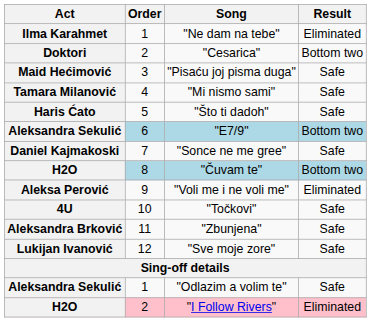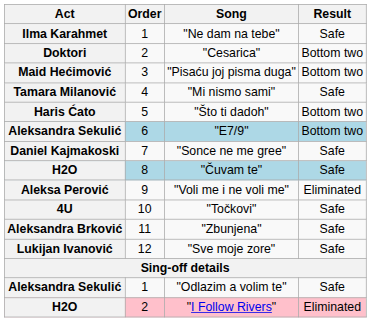(332, 33) Eliminated -> (332, 33) Safe
(332, 72) Safe -> (332, 72) Bottom two
(332, 111) Safe -> (332, 111) Bottom two
(332, 170) Bottom two -> (332, 170) Safe
